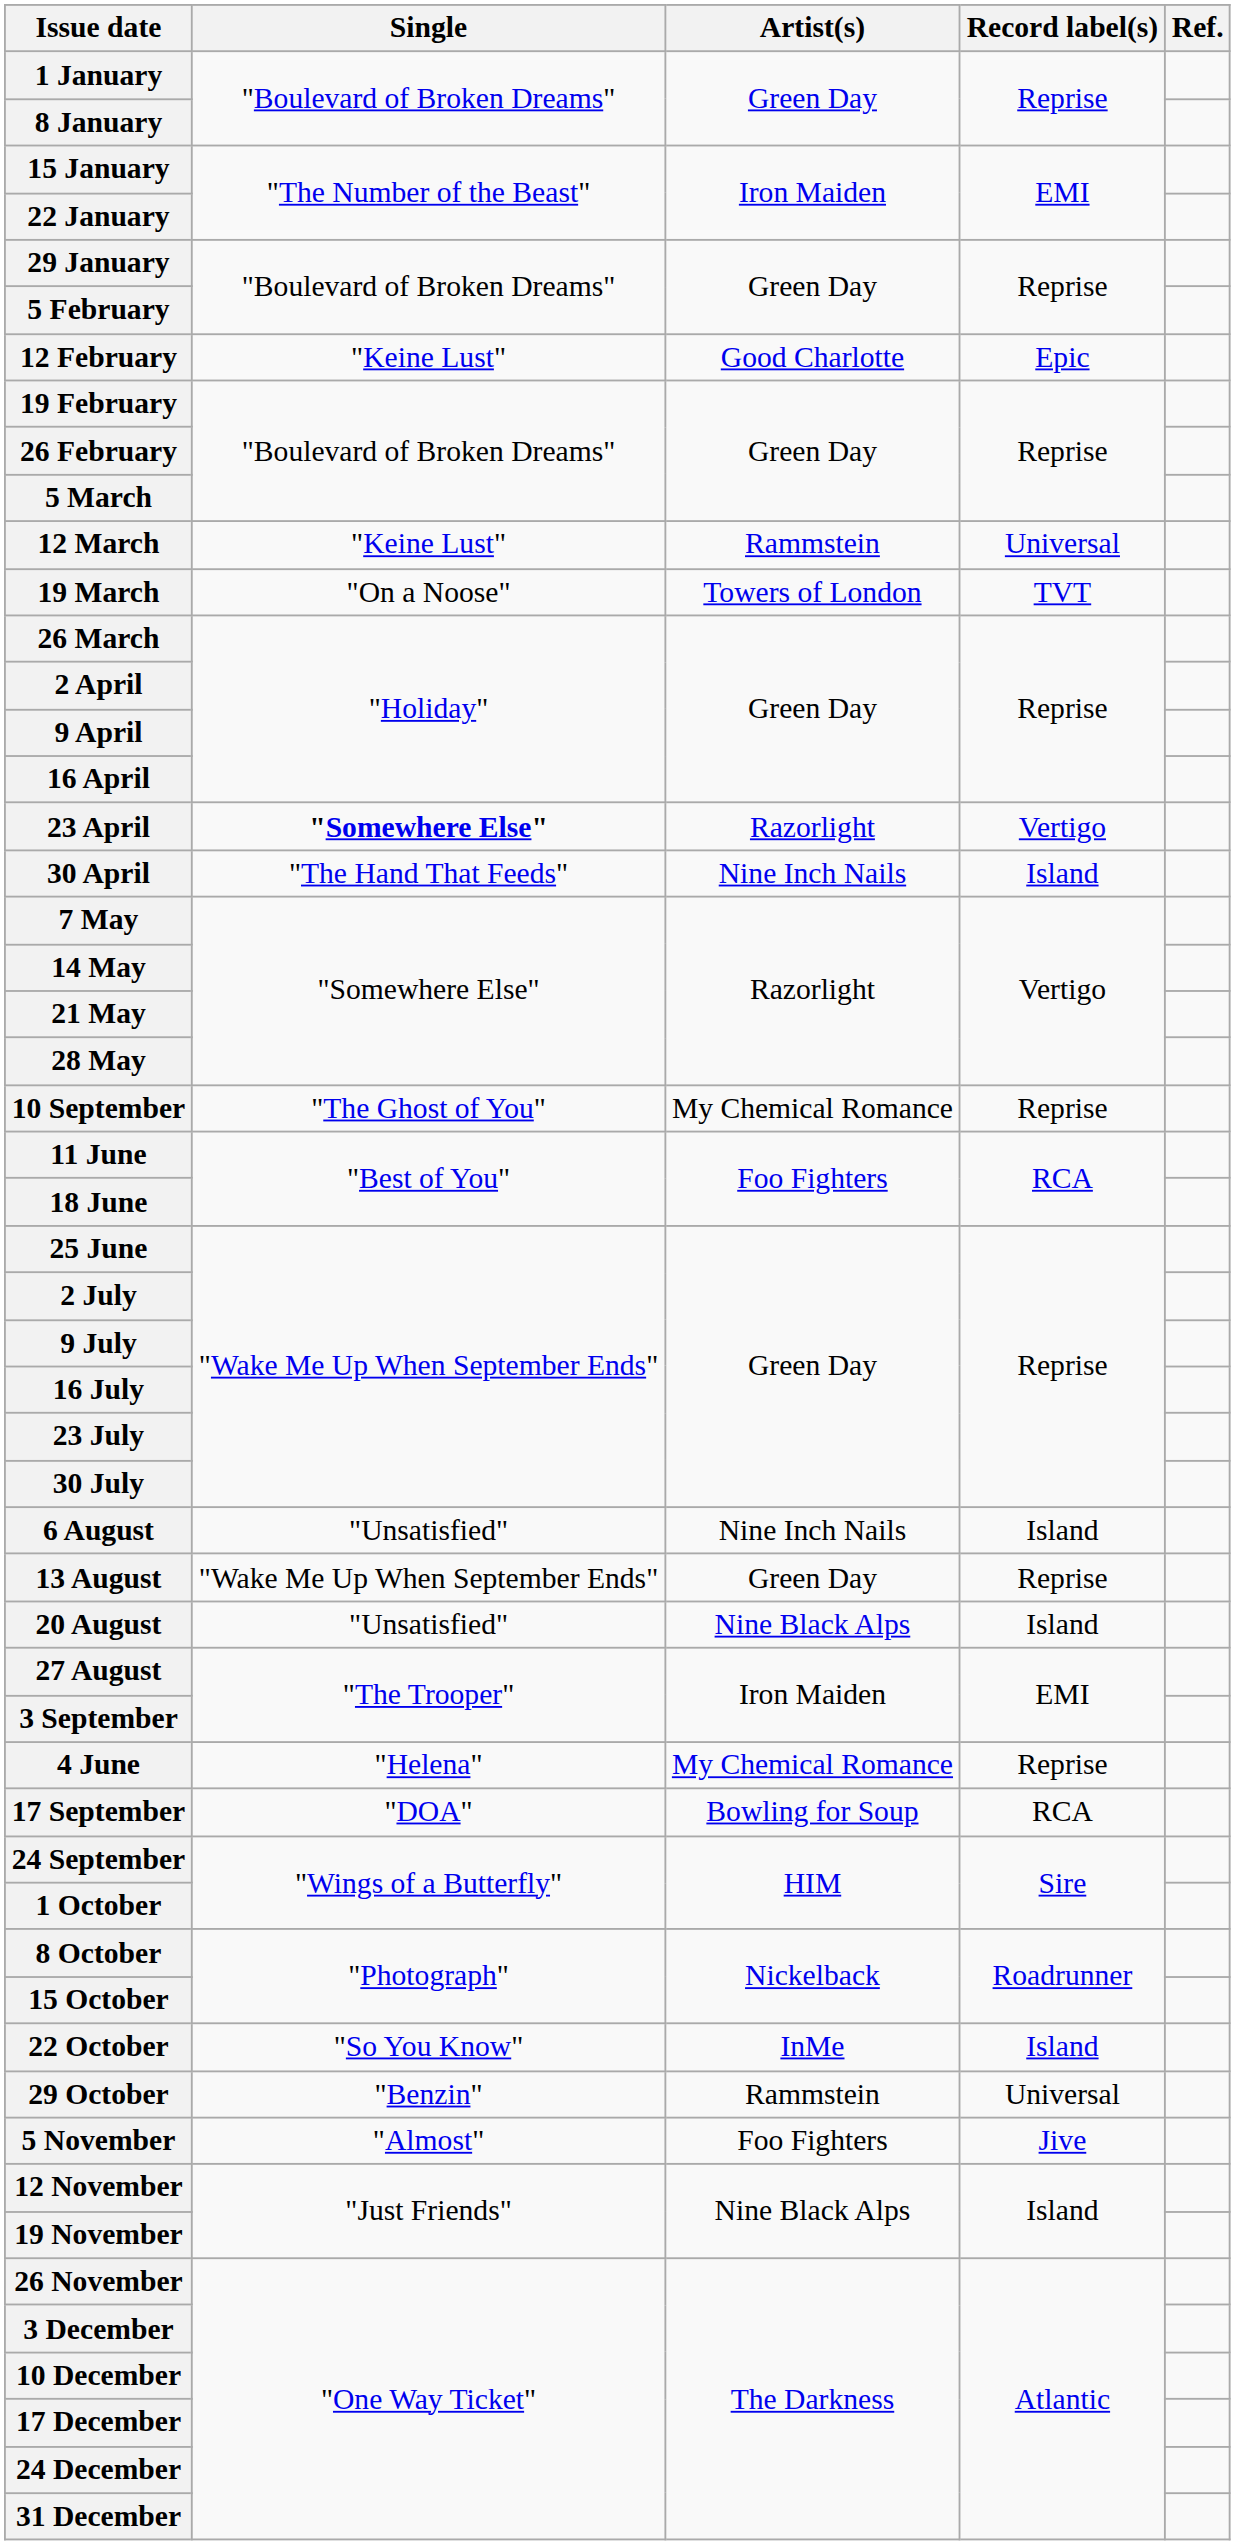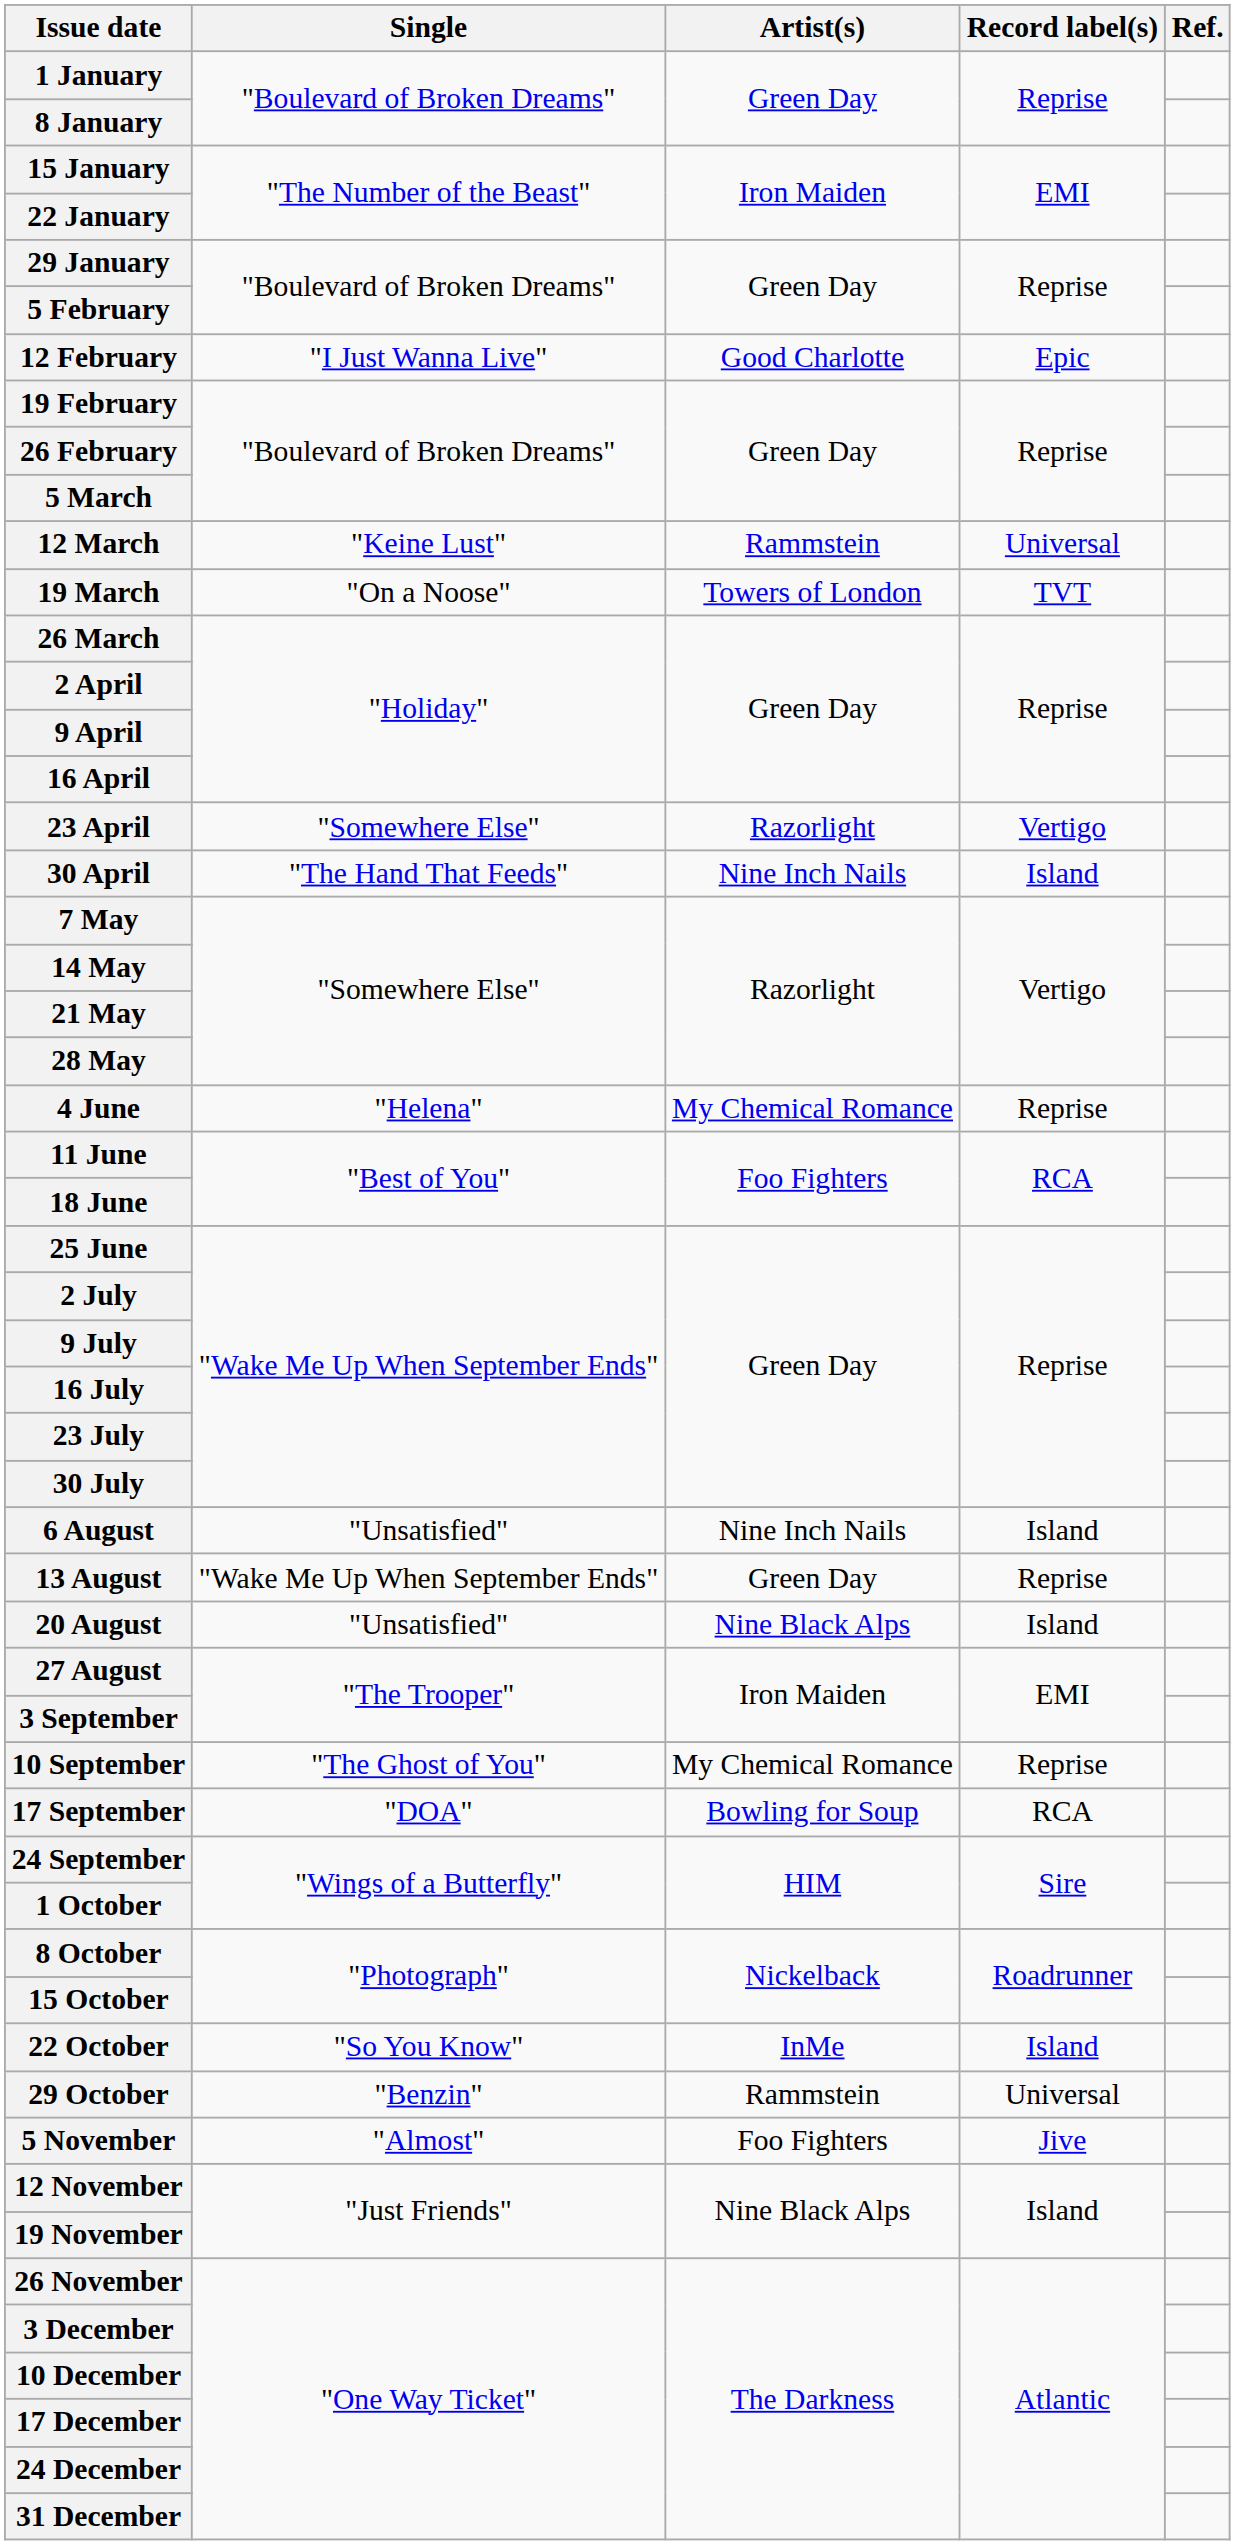(429, 356) "Keine Lust" -> (429, 356) "I Just Wanna Live"
(429, 826) bold -> (429, 826) normal
rows swapped: (98, 1764) <-> (98, 1107)
